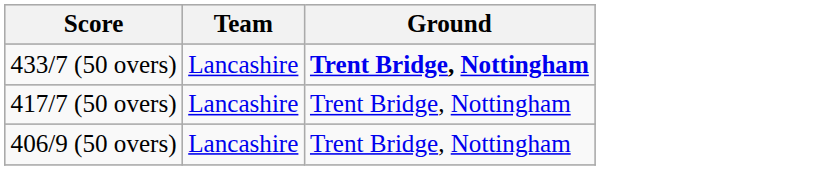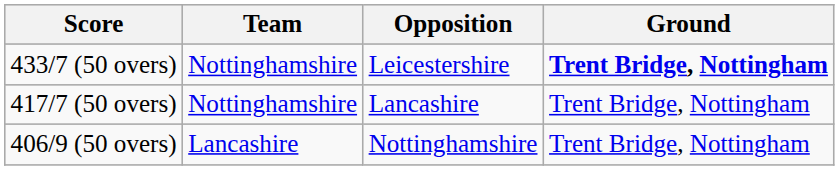+ column: (453, 24)
(243, 64) Lancashire -> (273, 64) Nottinghamshire
(243, 104) Lancashire -> (273, 104) Nottinghamshire
